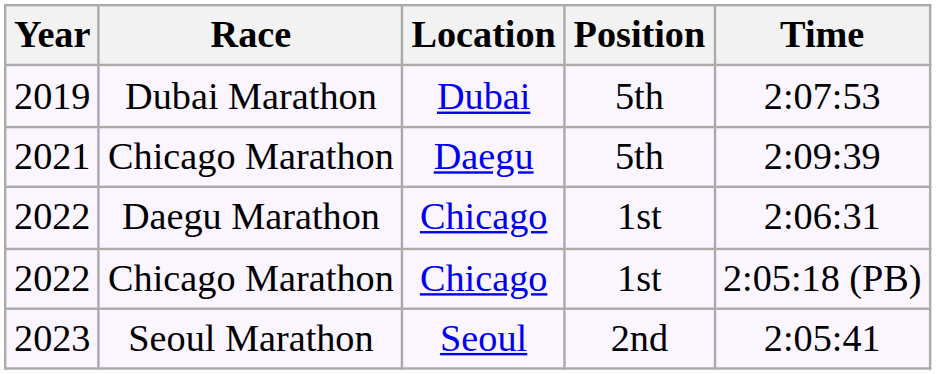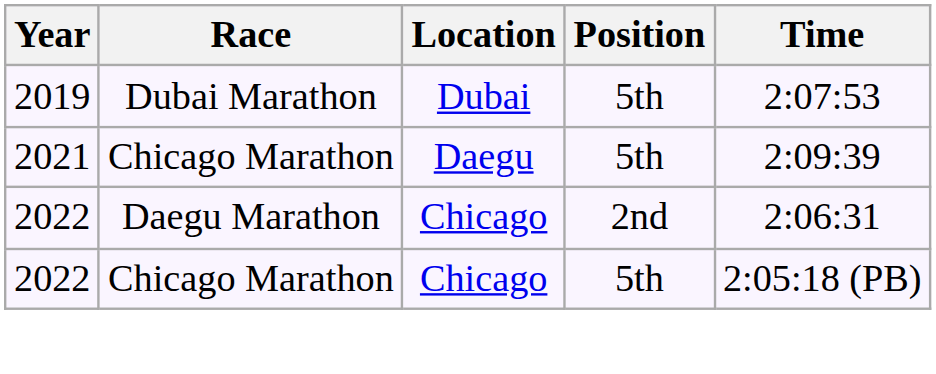(639, 216) 1st -> (639, 216) 2nd
(639, 277) 1st -> (639, 277) 5th
- row: (52, 338)
